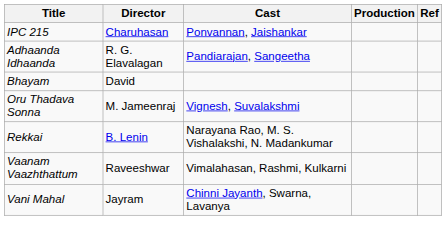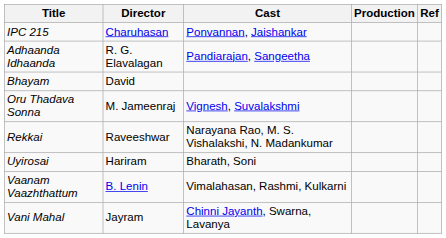(127, 137) B. Lenin -> (138, 137) Raveeshwar
+ row: (28, 162)
(138, 168) Raveeshwar -> (127, 186) B. Lenin
